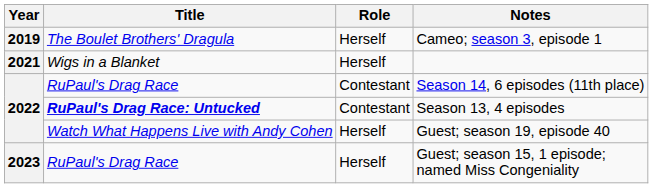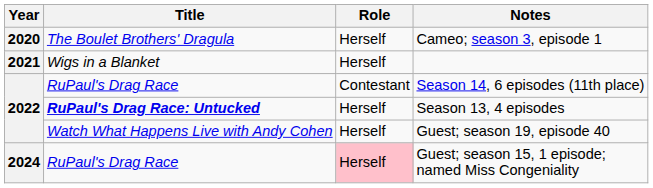(24, 39) 2019 -> (24, 39) 2020
(375, 108) Contestant -> (362, 108) Herself
(24, 162) 2023 -> (24, 162) 2024
(362, 162) no background -> (362, 162) pink background
